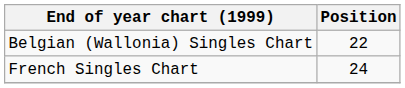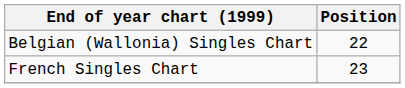(359, 69) 24 -> (359, 69) 23
